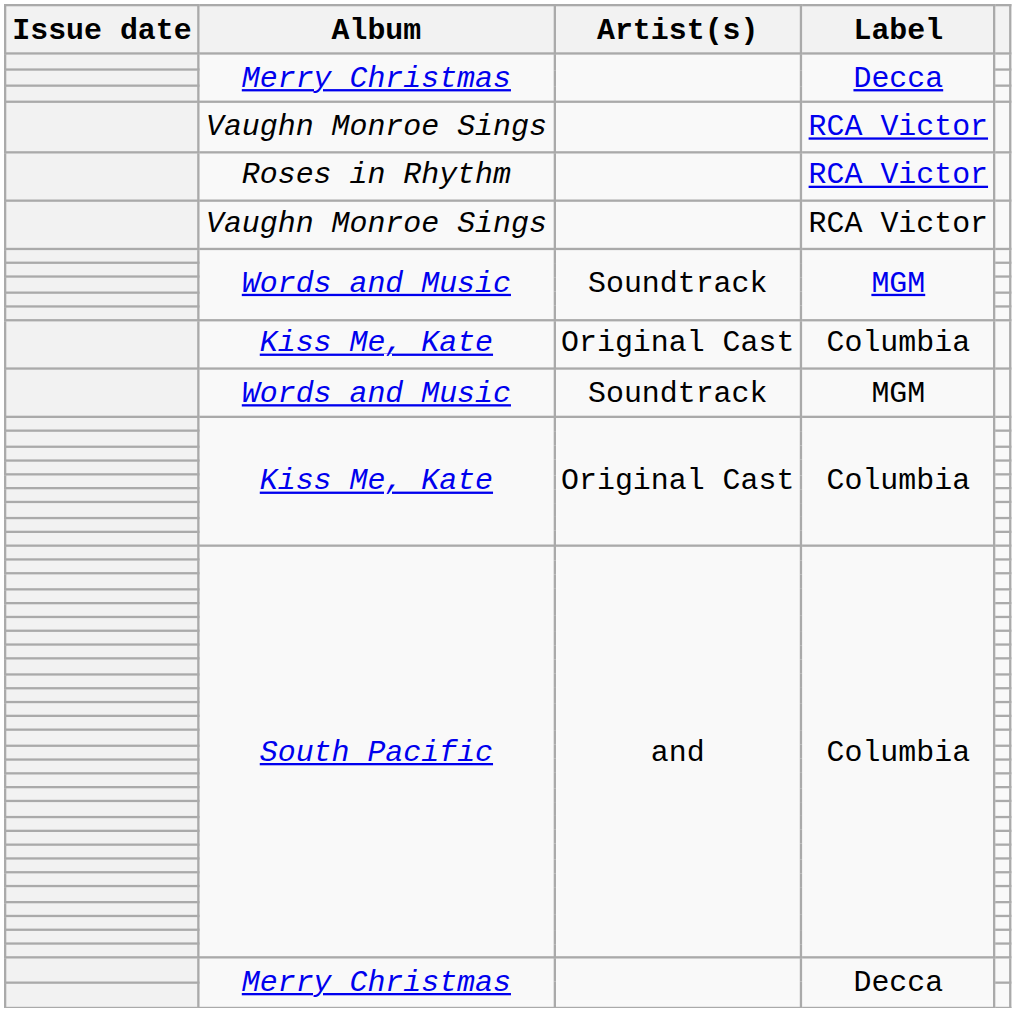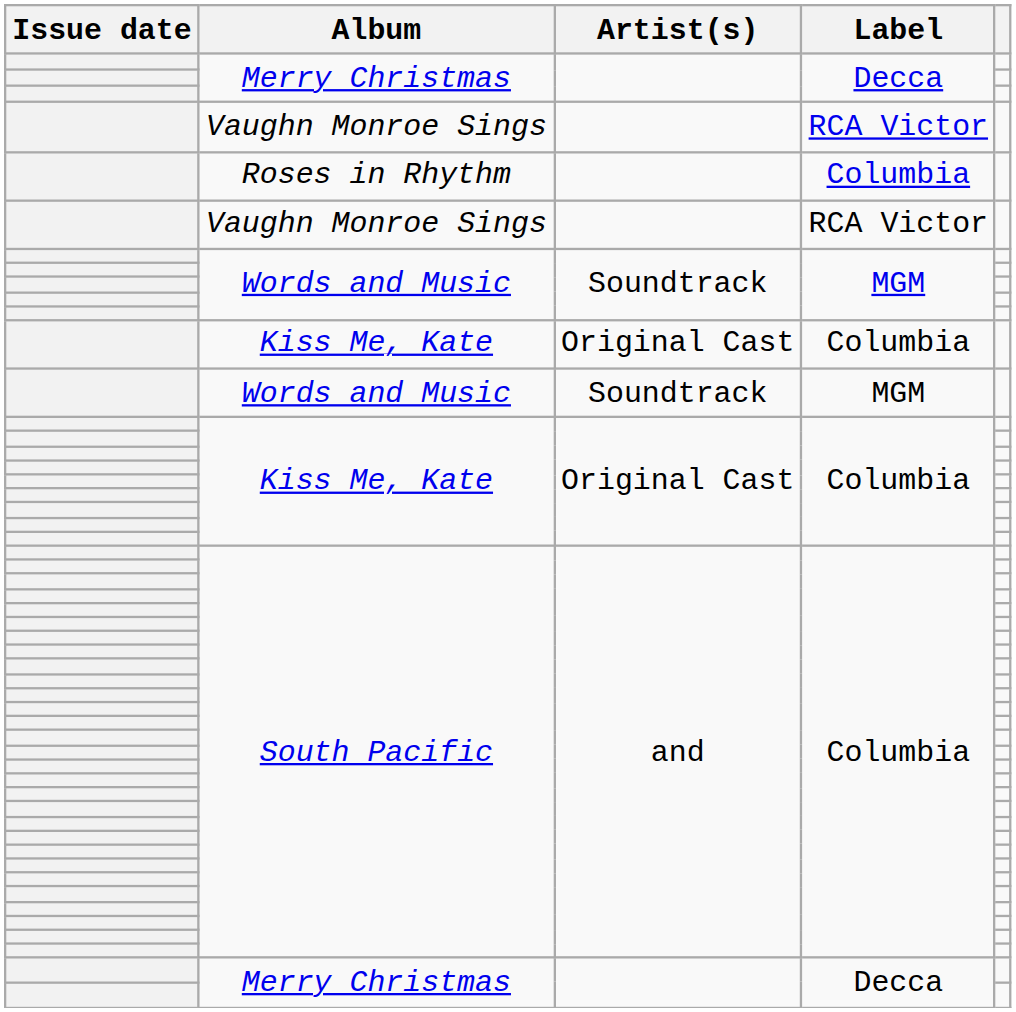(898, 176) RCA Victor -> (898, 176) Columbia
